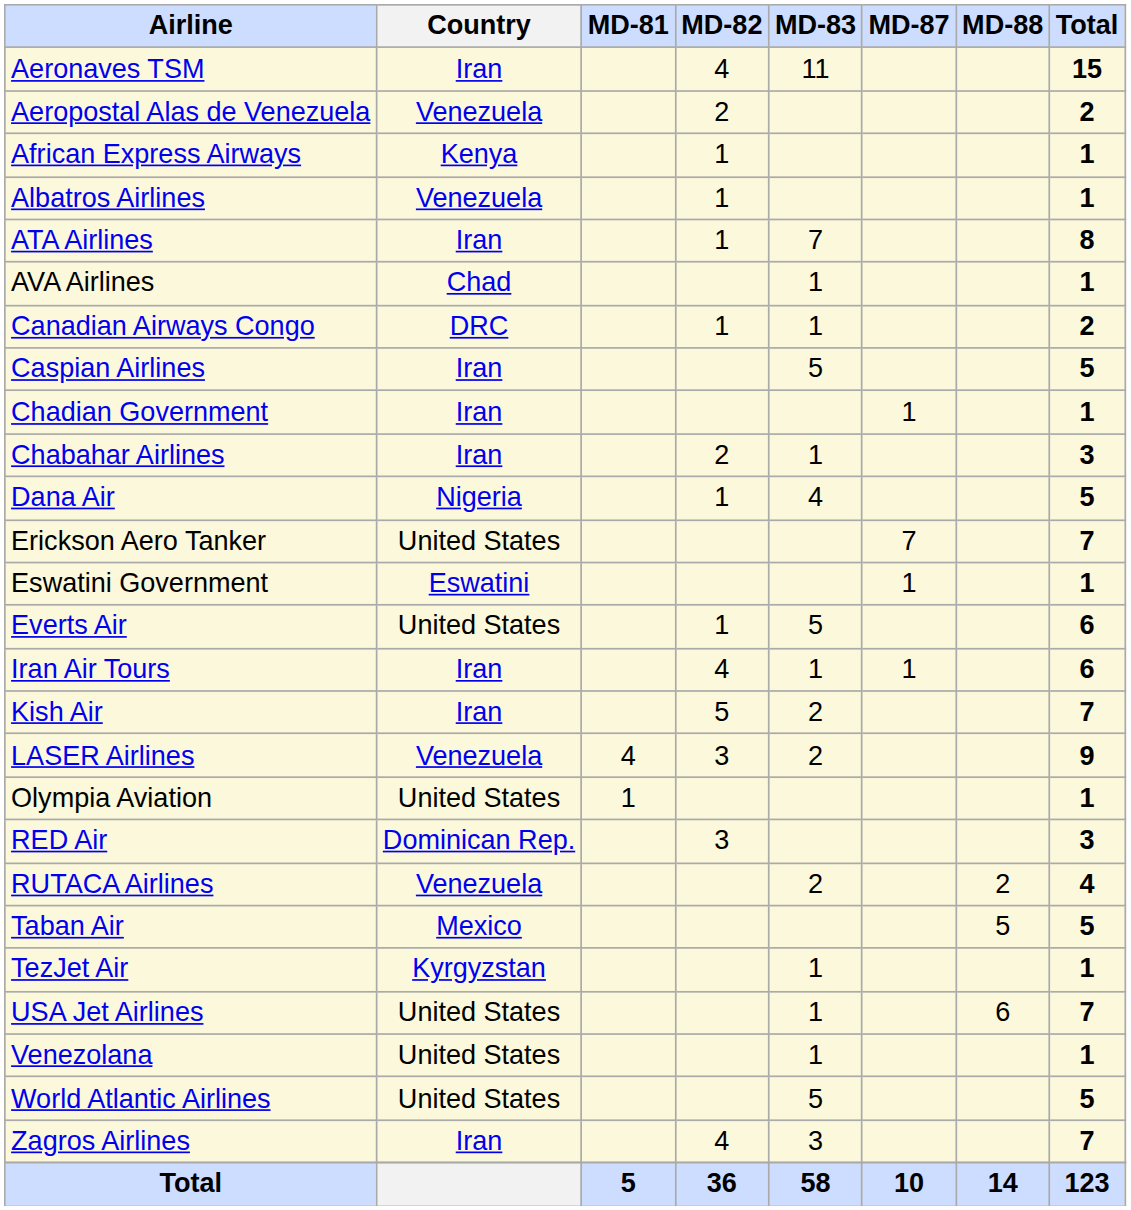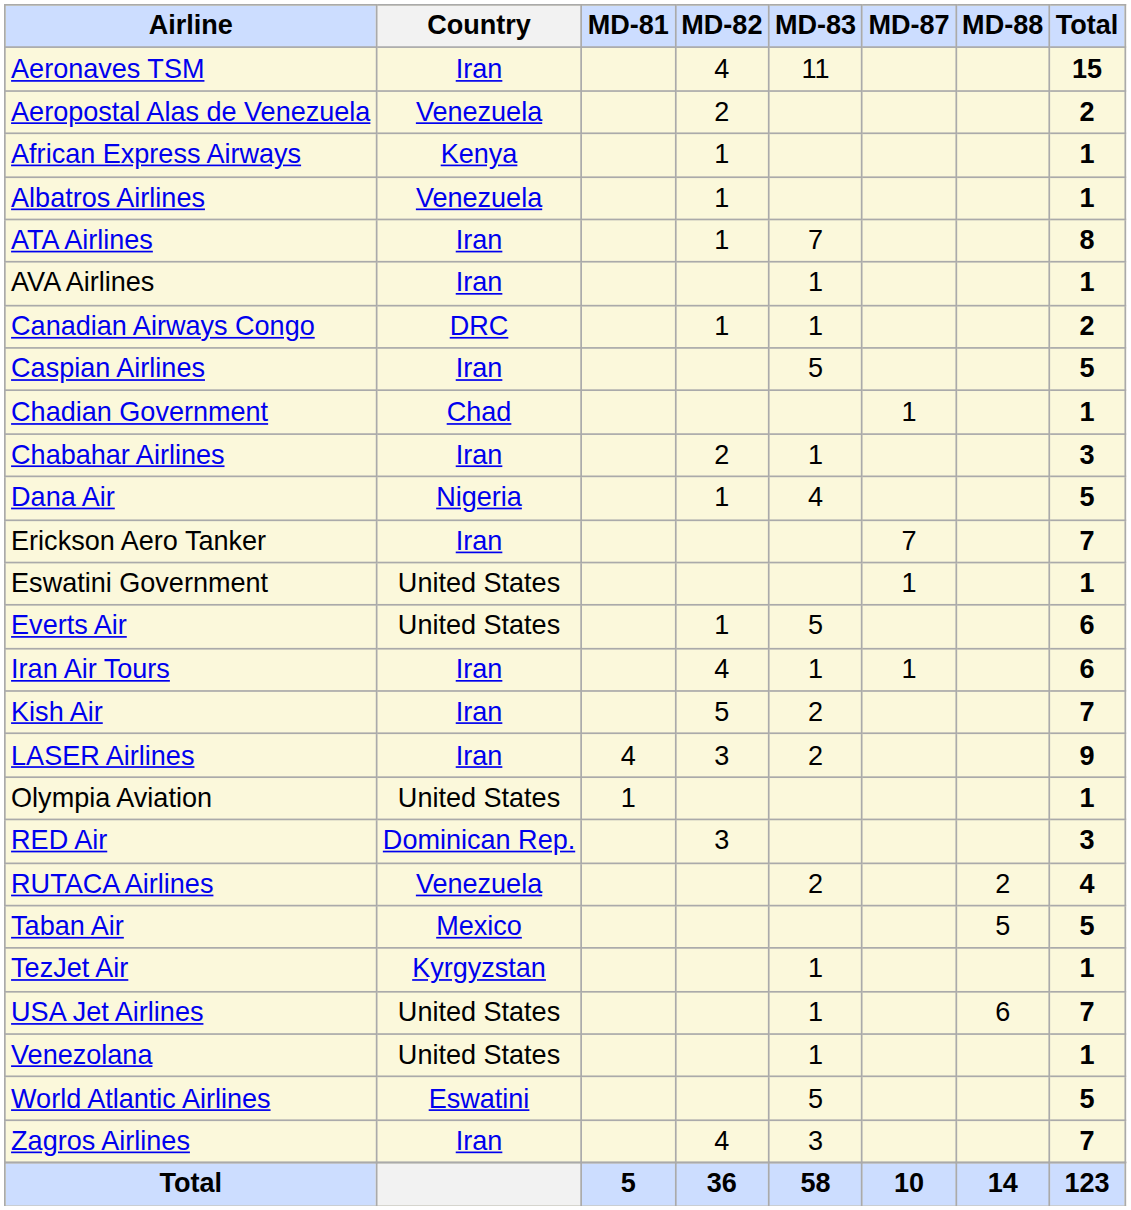(479, 283) Chad -> (479, 283) Iran
(479, 411) Iran -> (479, 411) Chad
(479, 540) United States -> (479, 540) Iran
(479, 583) Eswatini -> (479, 583) United States
(479, 754) Venezuela -> (479, 754) Iran
(479, 1098) United States -> (479, 1098) Eswatini
